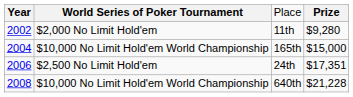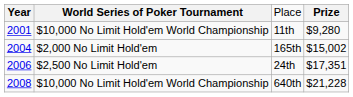(19, 30) 2002 -> (19, 30) 2001
(97, 30) $2,000 No Limit Hold'em -> (153, 30) $10,000 No Limit Hold'em World Championship
(153, 48) $10,000 No Limit Hold'em World Championship -> (97, 48) $2,000 No Limit Hold'em
(326, 48) $15,000 -> (326, 48) $15,002
